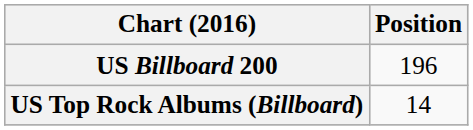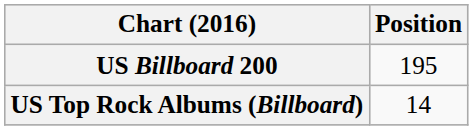(418, 64) 196 -> (418, 64) 195
